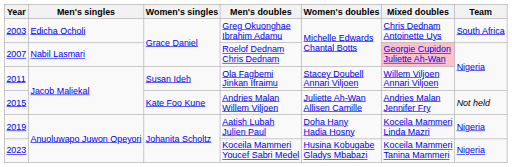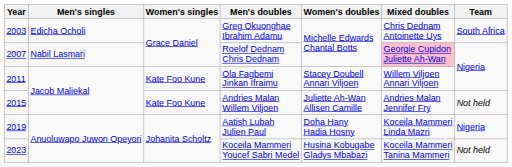(168, 79) Susan Ideh -> (175, 79) Kate Foo Kune
(471, 151) Nigeria -> (473, 151) Not held
